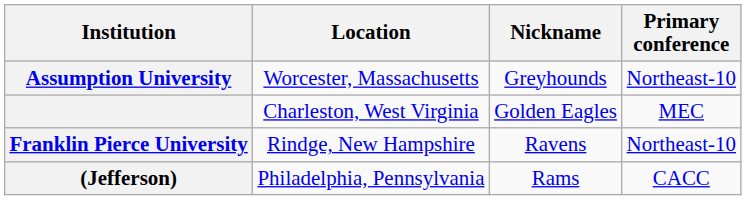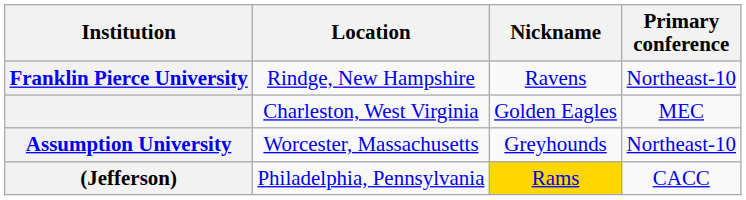rows swapped: (129, 77) <-> (129, 144)
(556, 177) no background -> (556, 177) gold background
